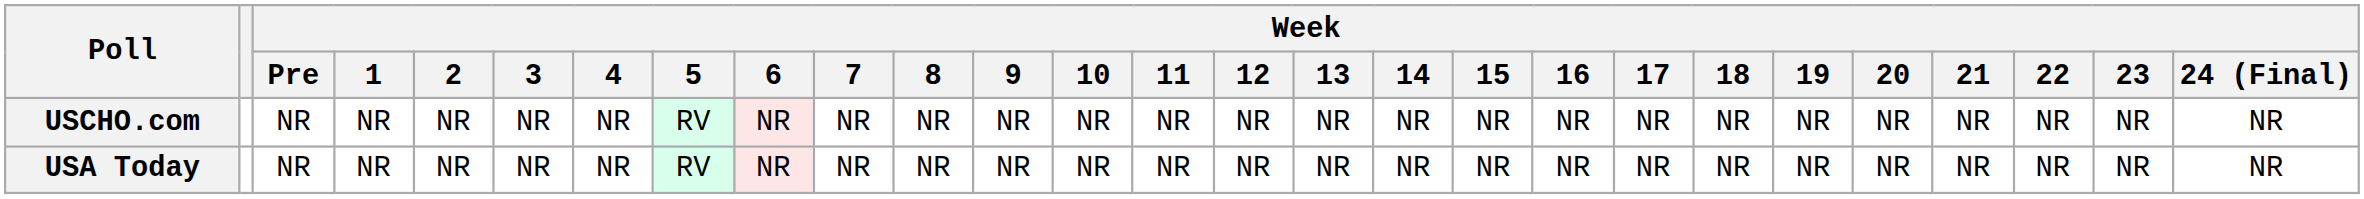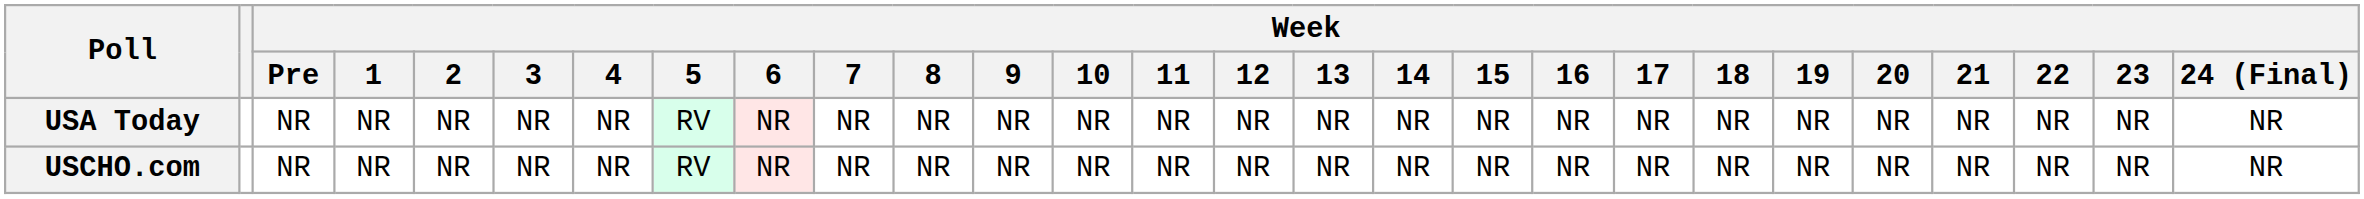rows swapped: (122, 122) <-> (122, 169)
